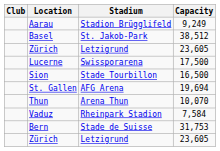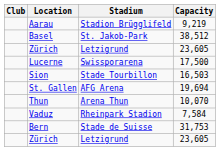(194, 24) 9,249 -> (194, 24) 9,219
(194, 75) 16,500 -> (194, 75) 16,503
